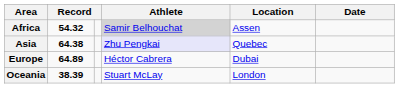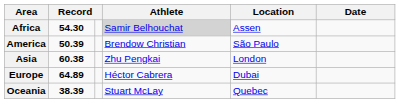(71, 28) 54.32 -> (71, 28) 54.30
+ row: (26, 43)
(71, 43) 64.38 -> (71, 59) 60.38
(132, 43) lavender background -> (132, 59) no background
(250, 43) Quebec -> (250, 59) London
(249, 75) London -> (250, 91) Quebec
